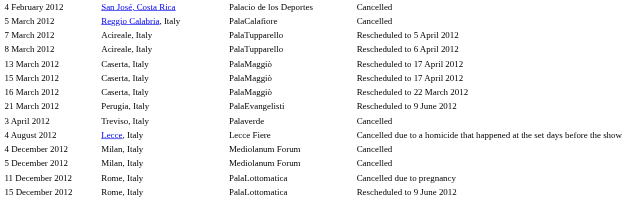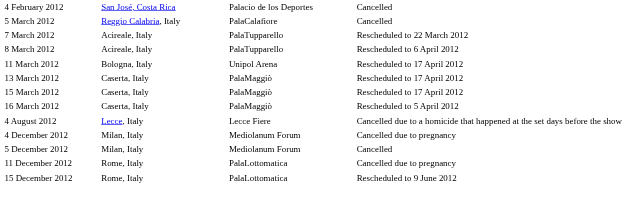(408, 35) Rescheduled to 5 April 2012 -> (412, 35) Rescheduled to 22 March 2012
+ row: (32, 63)
(412, 92) Rescheduled to 22 March 2012 -> (408, 106) Rescheduled to 5 April 2012
- row: (32, 106)
- row: (27, 120)
(374, 149) Cancelled -> (406, 135) Cancelled due to pregnancy
